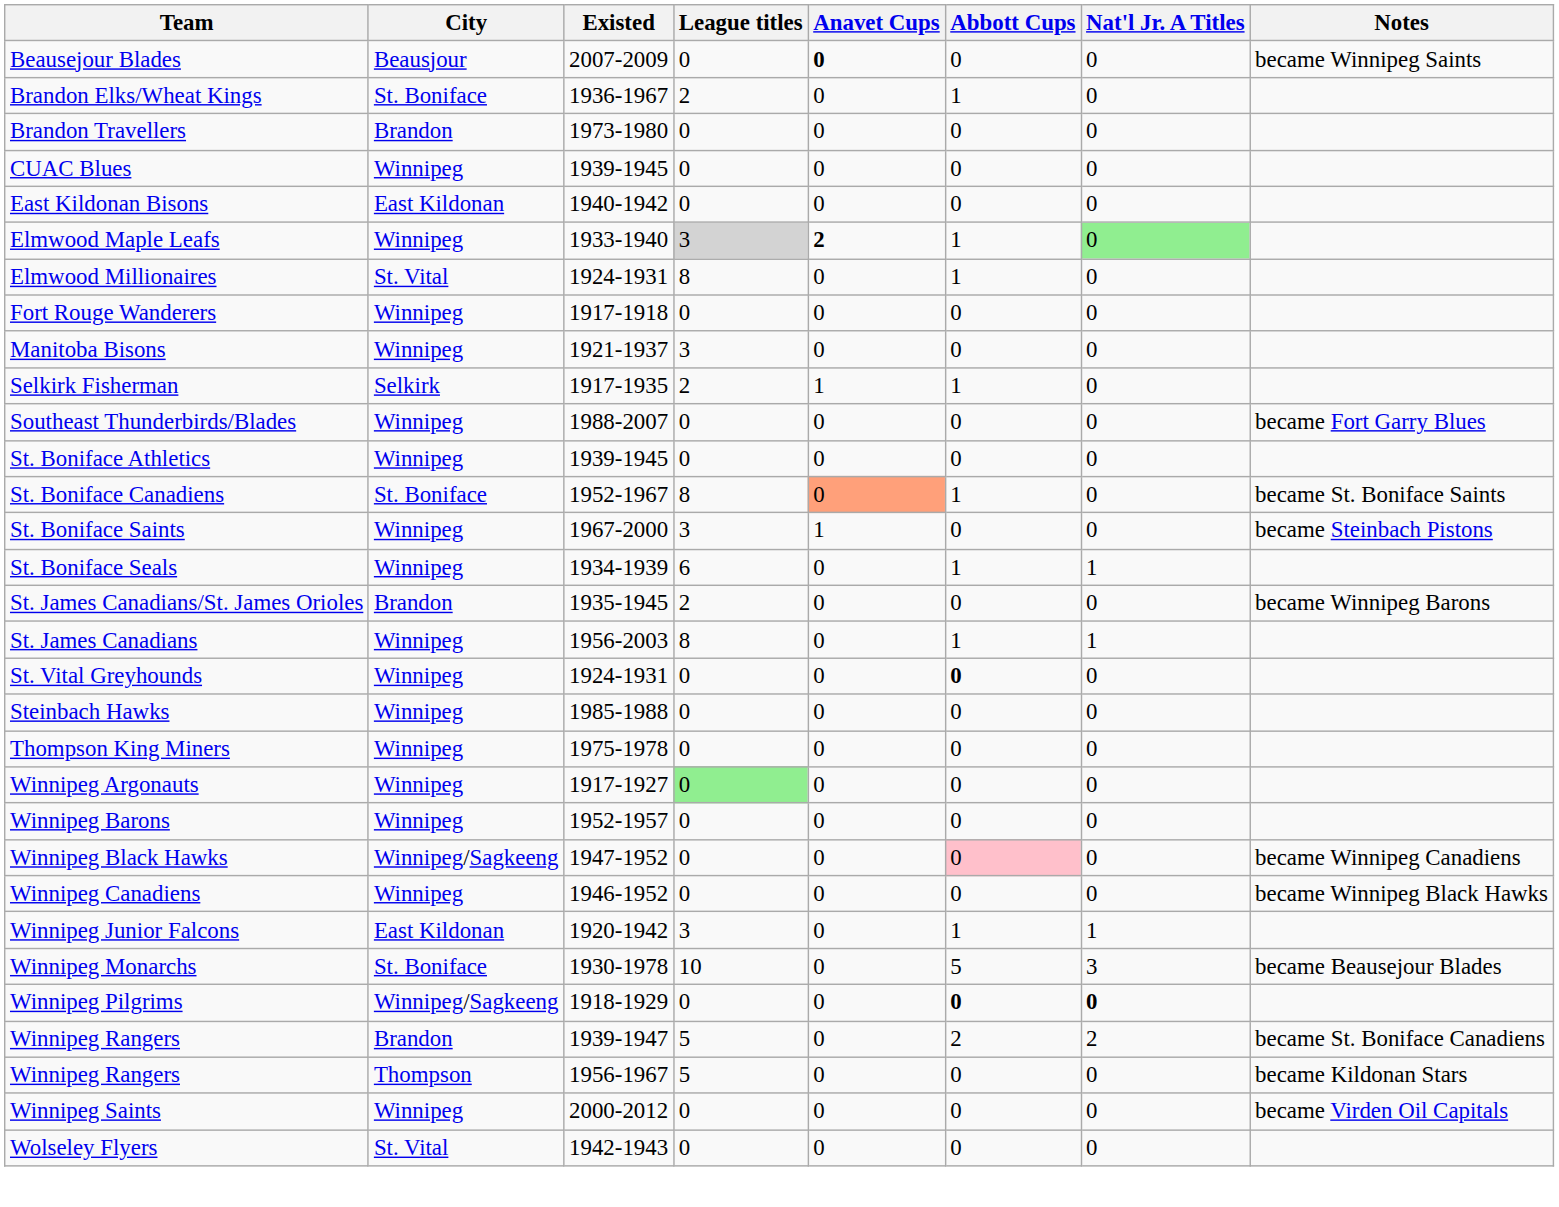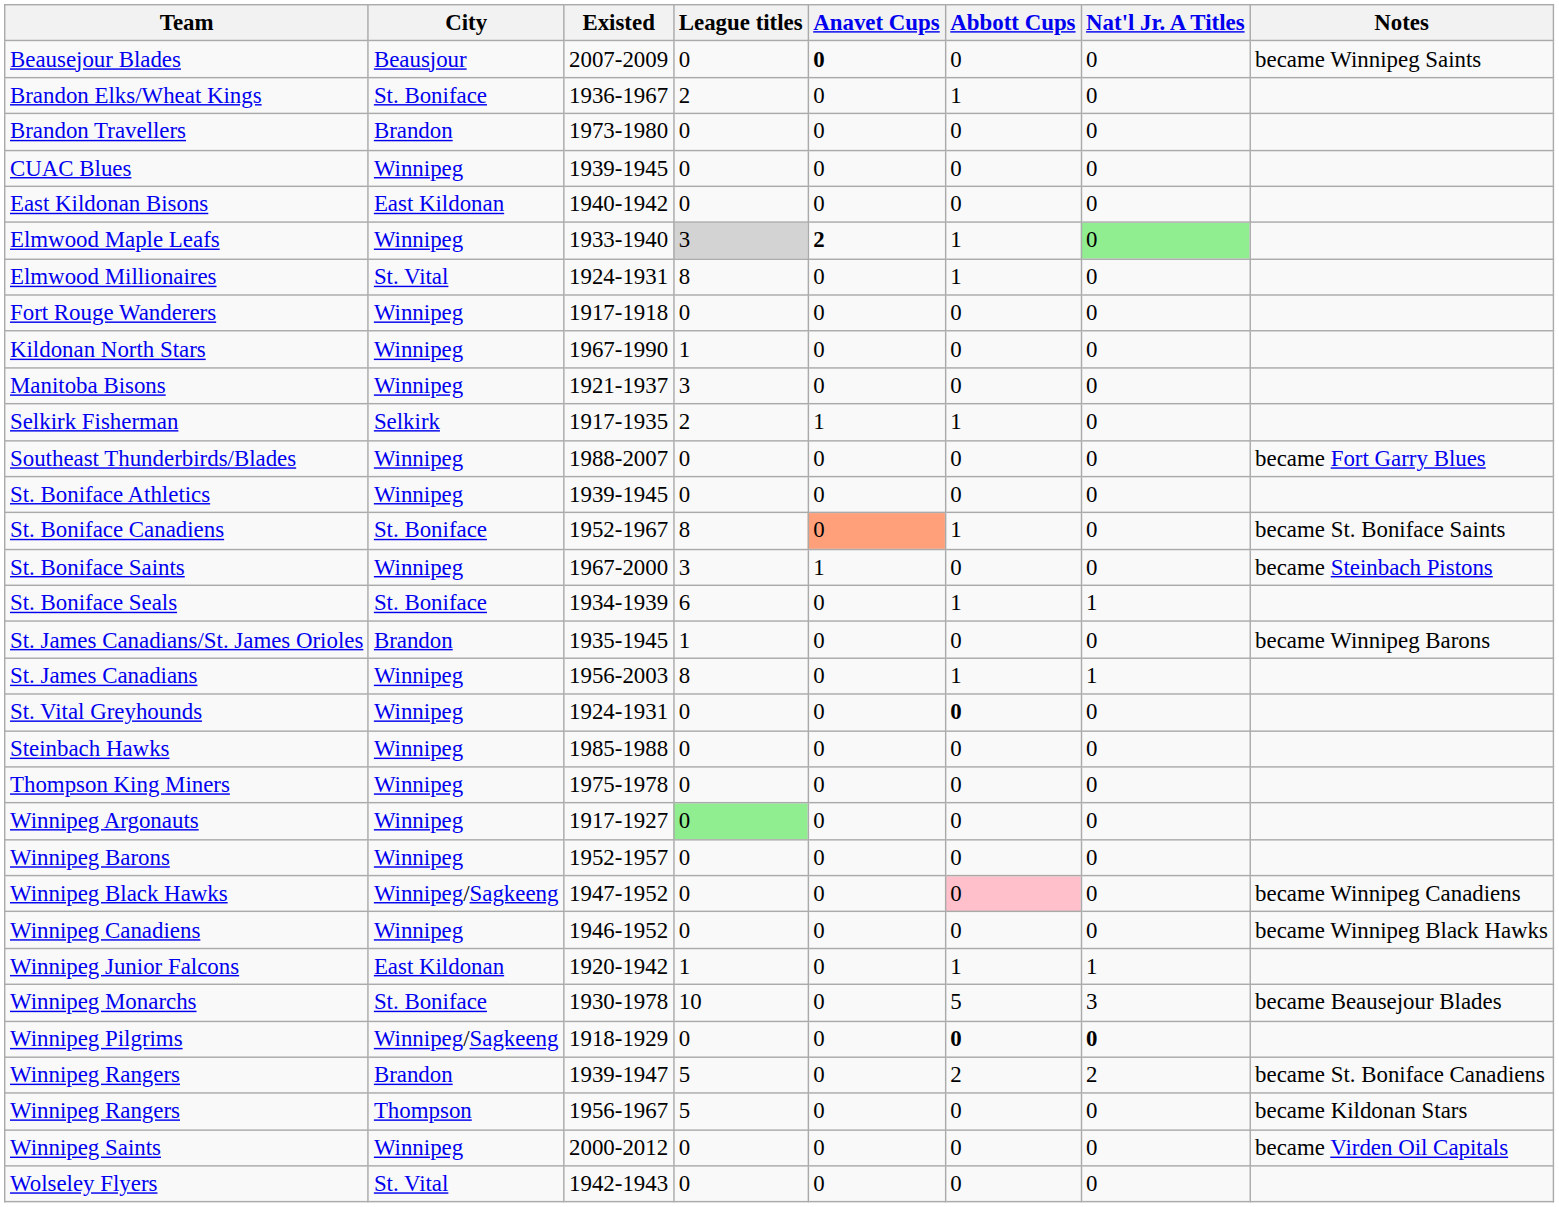+ row: (108, 349)
(419, 566) Winnipeg -> (430, 603) St. Boniface
(684, 603) 2 -> (684, 639) 1
(684, 929) 3 -> (684, 966) 1
